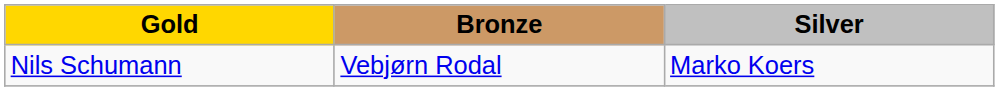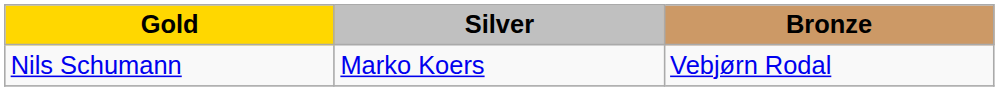columns swapped: (829, 24) <-> (499, 24)
